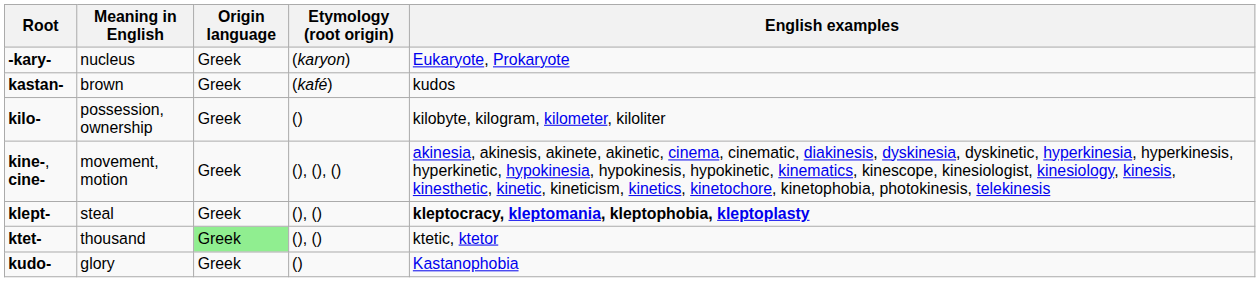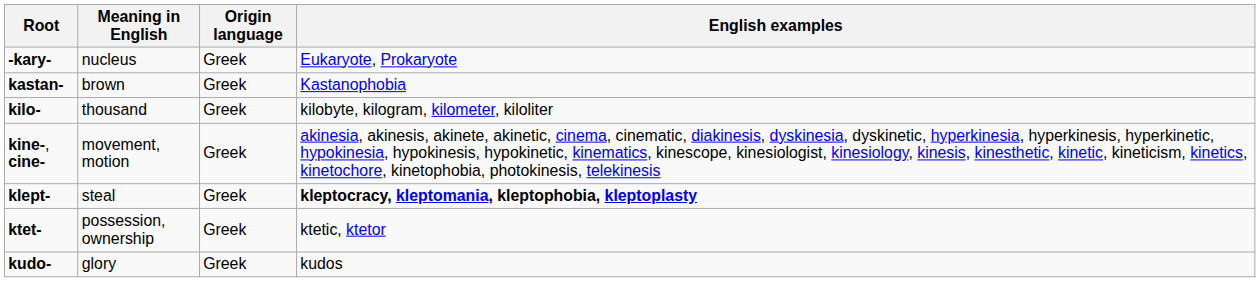- column: (349, 25)
(434, 85) kudos -> (353, 85) Kastanophobia
(122, 119) possession, ownership -> (114, 110) thousand
(113, 239) thousand -> (124, 230) possession, ownership
(219, 239) lightgreen background -> (225, 230) no background
(466, 264) Kastanophobia -> (321, 264) kudos
